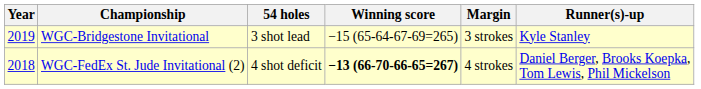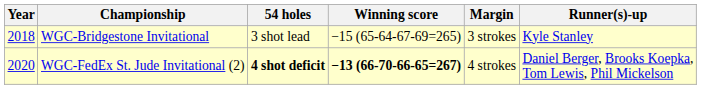(21, 36) 2019 -> (21, 36) 2018
(21, 66) 2018 -> (21, 66) 2020
(286, 66) normal -> (288, 66) bold
